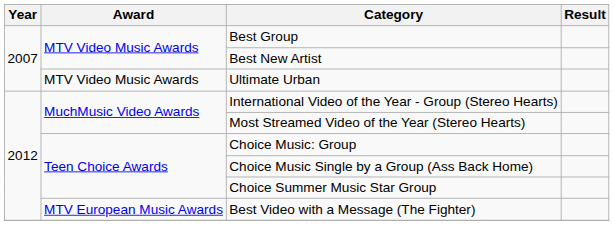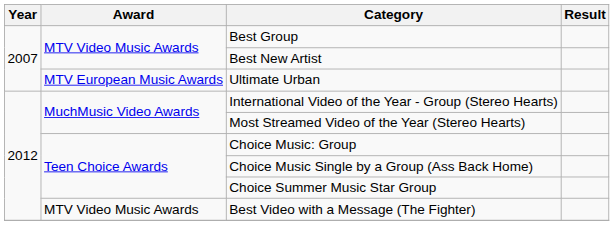(121, 79) MTV Video Music Awards -> (134, 79) MTV European Music Awards
(134, 209) MTV European Music Awards -> (121, 209) MTV Video Music Awards
